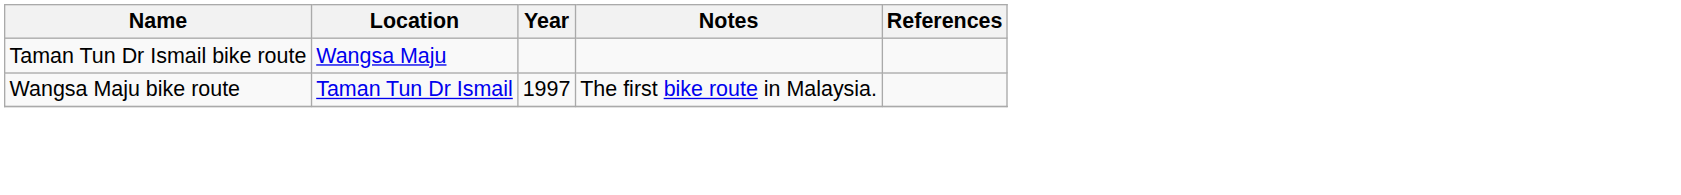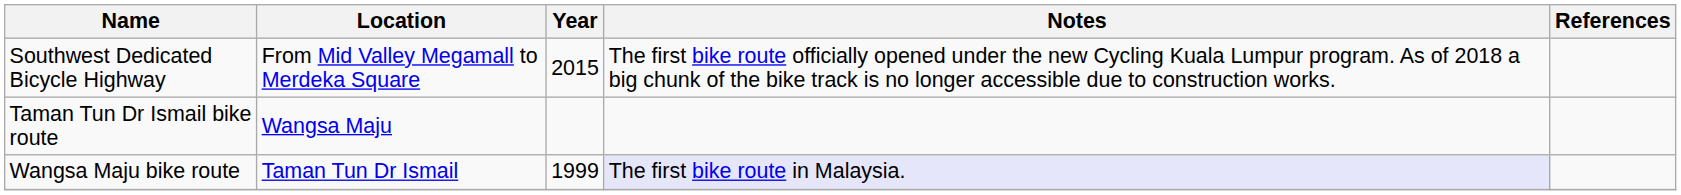+ row: (111, 67)
(547, 89) 1997 -> (575, 171) 1999
(729, 89) no background -> (757, 171) lavender background
